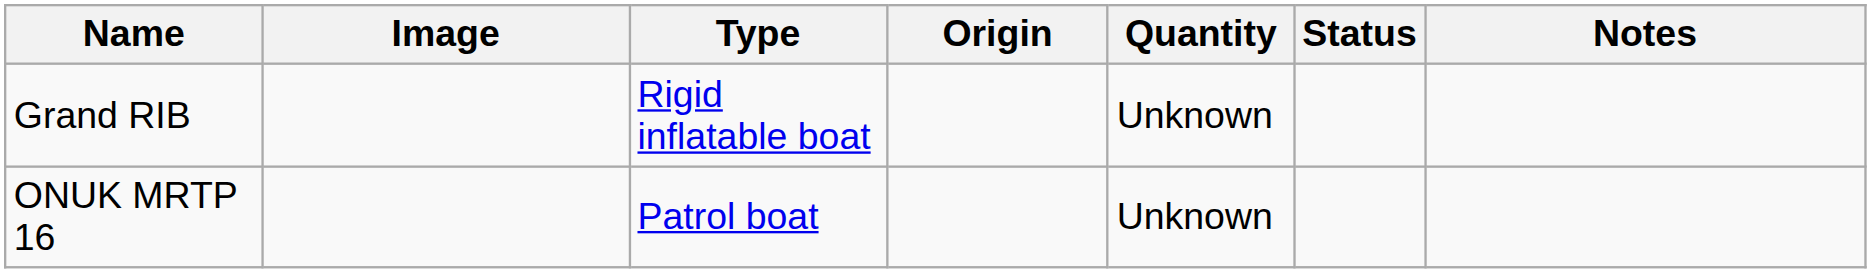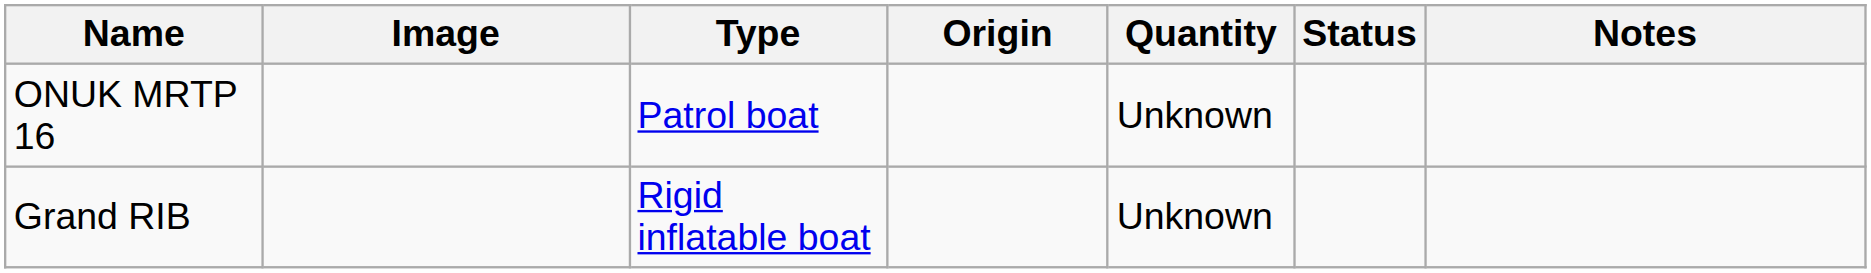rows swapped: (126, 216) <-> (102, 114)
